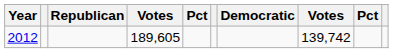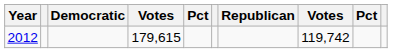columns swapped: (87, 15) <-> (258, 15)
(155, 37) 189,605 -> (156, 37) 179,615
(326, 37) 139,742 -> (325, 37) 119,742
